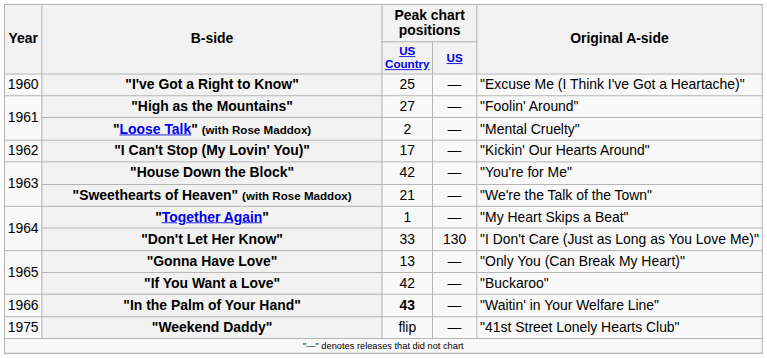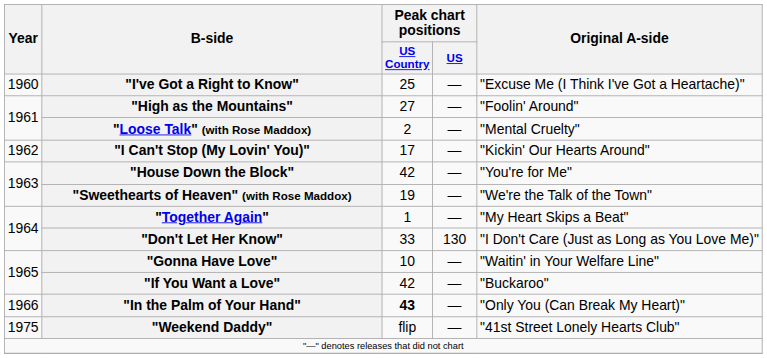(407, 195) 21 -> (407, 195) 19
(407, 261) 13 -> (407, 261) 10
(583, 261) "Only You (Can Break My Heart)" -> (570, 261) "Waitin' in Your Welfare Line"
(570, 305) "Waitin' in Your Welfare Line" -> (583, 305) "Only You (Can Break My Heart)"
